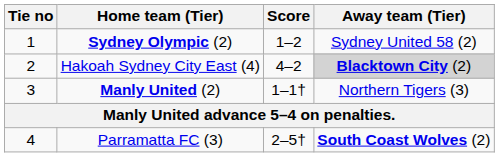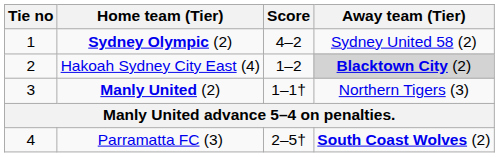(289, 41) 1–2 -> (289, 41) 4–2
(289, 66) 4–2 -> (289, 66) 1–2
